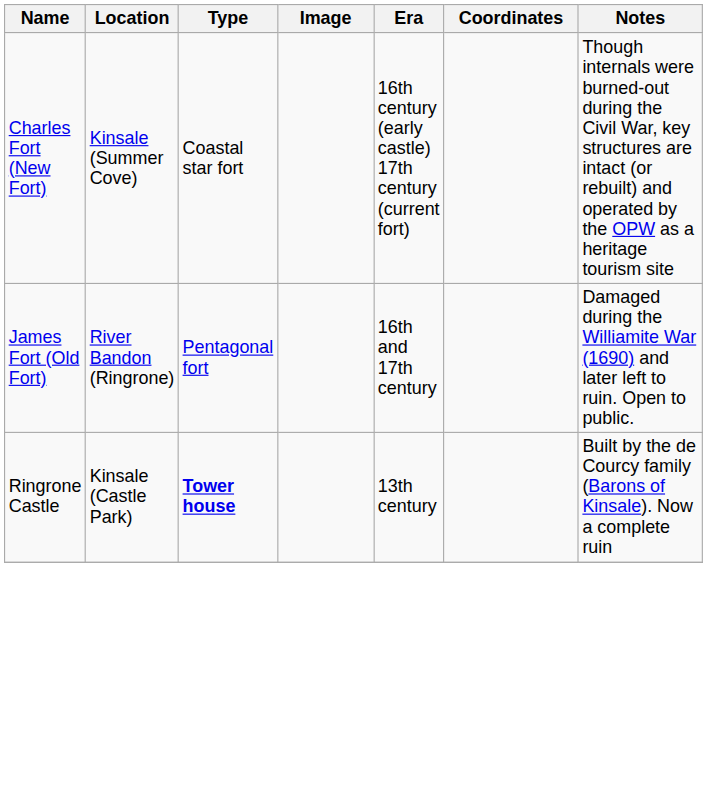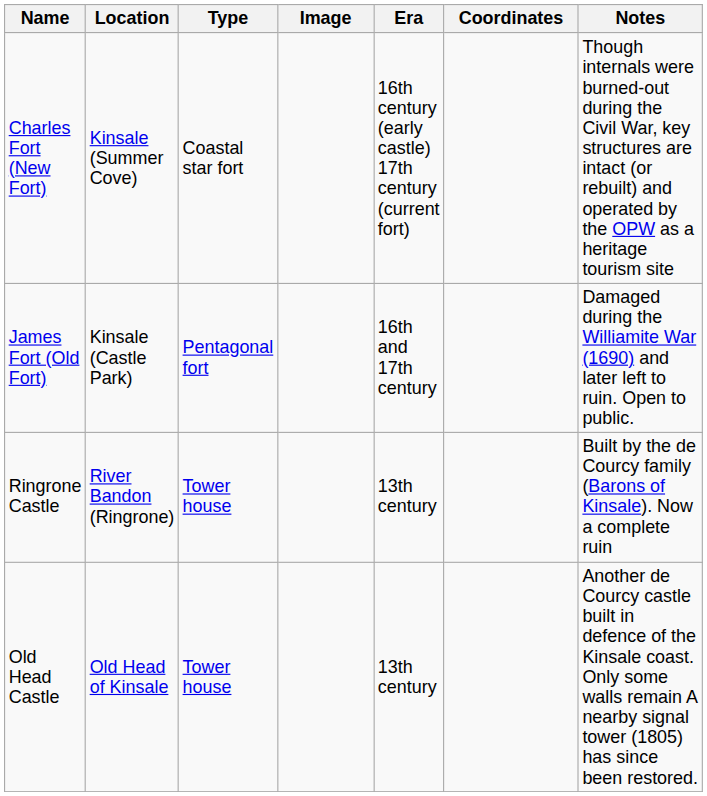(132, 357) River Bandon (Ringrone) -> (119, 357) Kinsale (Castle Park)
(119, 497) Kinsale (Castle Park) -> (132, 497) River Bandon (Ringrone)
(209, 497) bold -> (207, 497) normal
+ row: (34, 676)
